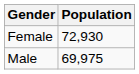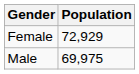(82, 36) 72,930 -> (82, 36) 72,929
